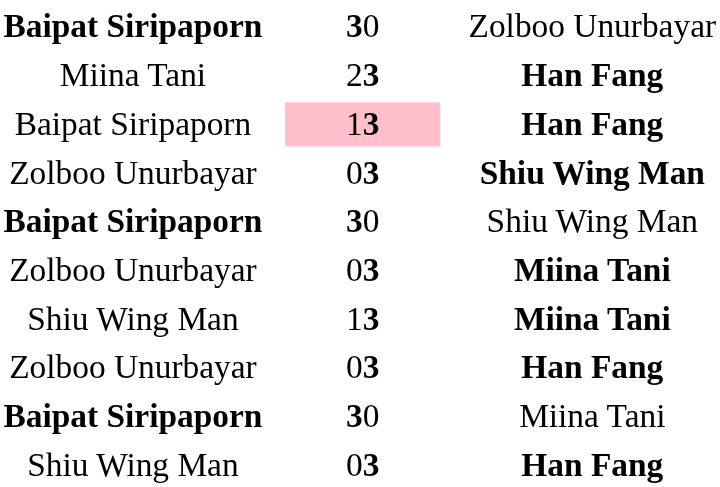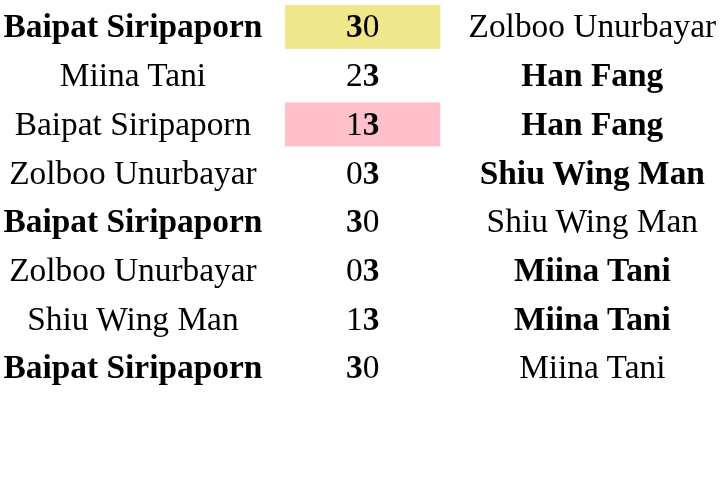(363, 26) no background -> (363, 26) khaki background
- row: (133, 367)
- row: (133, 464)
